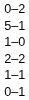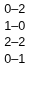- row: (15, 25)
- row: (15, 75)
